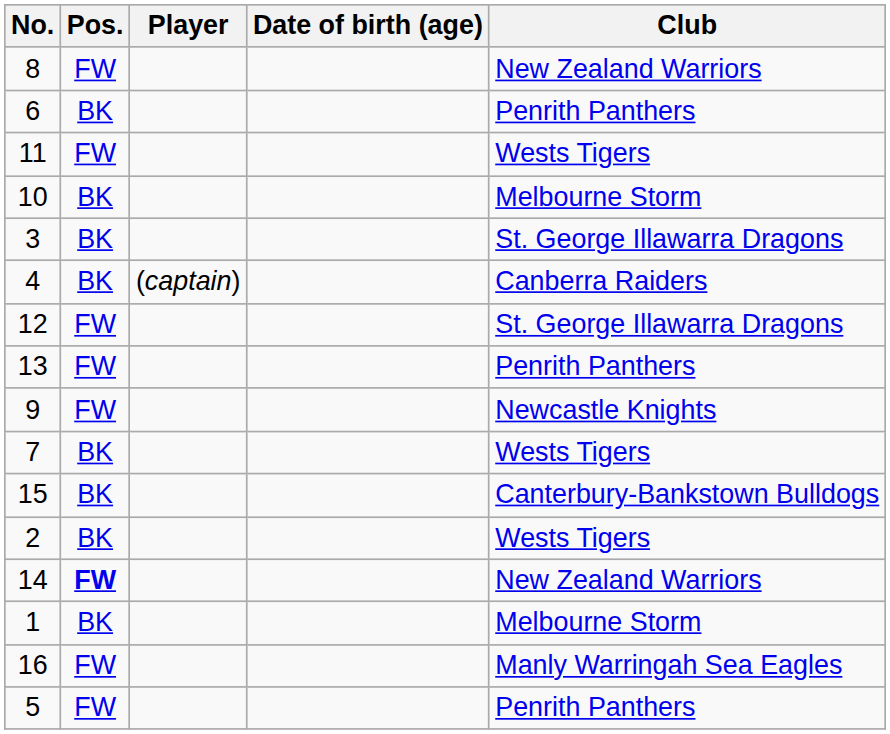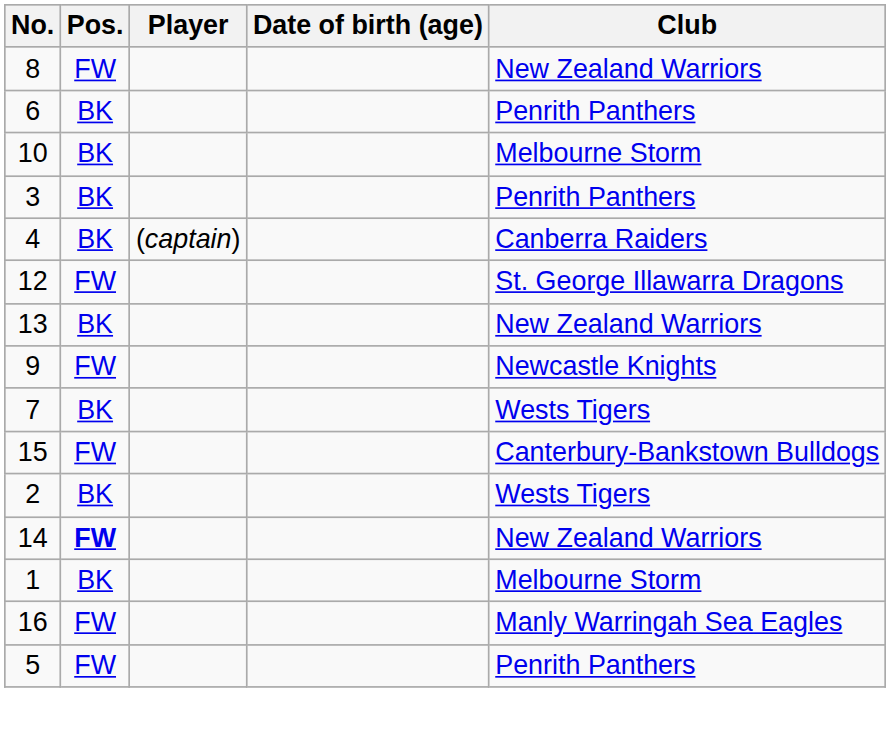- row: (33, 153)
(669, 238) St. George Illawarra Dragons -> (595, 196) Penrith Panthers
(95, 366) FW -> (95, 324) BK
(595, 366) Penrith Panthers -> (628, 324) New Zealand Warriors
(95, 494) BK -> (95, 452) FW
